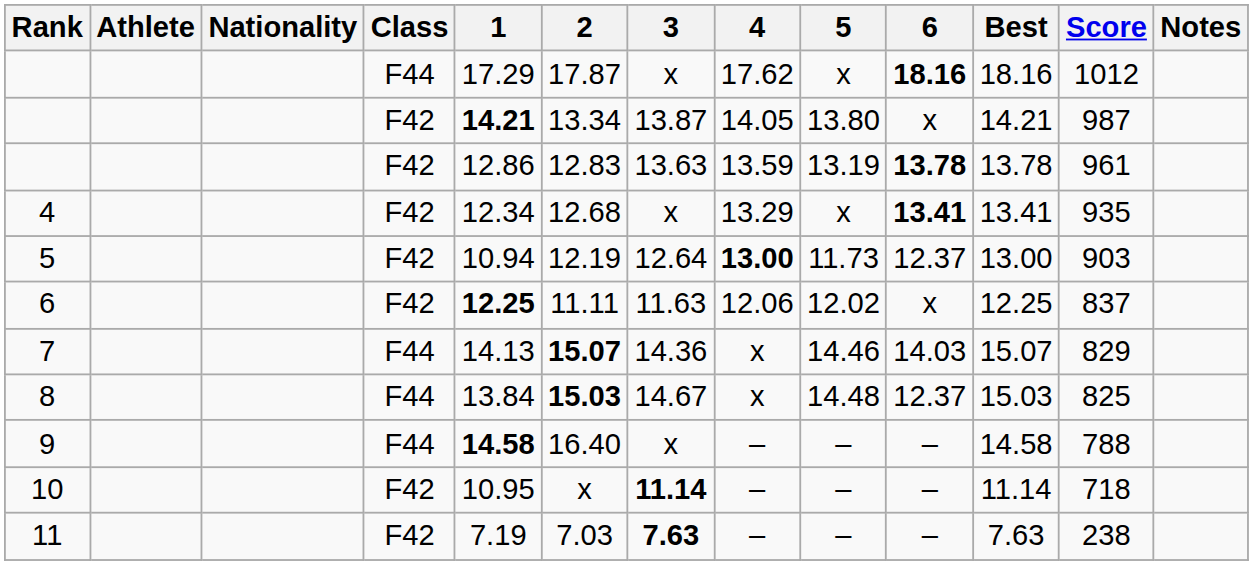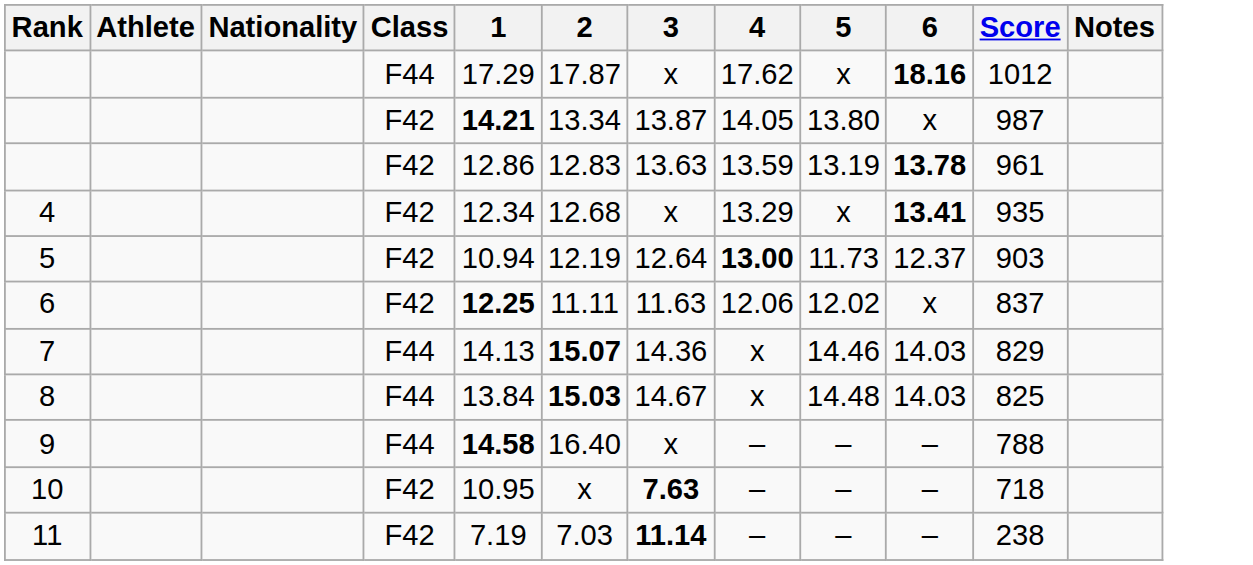- column: (1016, 27)
(930, 397) 12.37 -> (930, 397) 14.03
(671, 489) 11.14 -> (671, 489) 7.63
(671, 535) 7.63 -> (671, 535) 11.14
